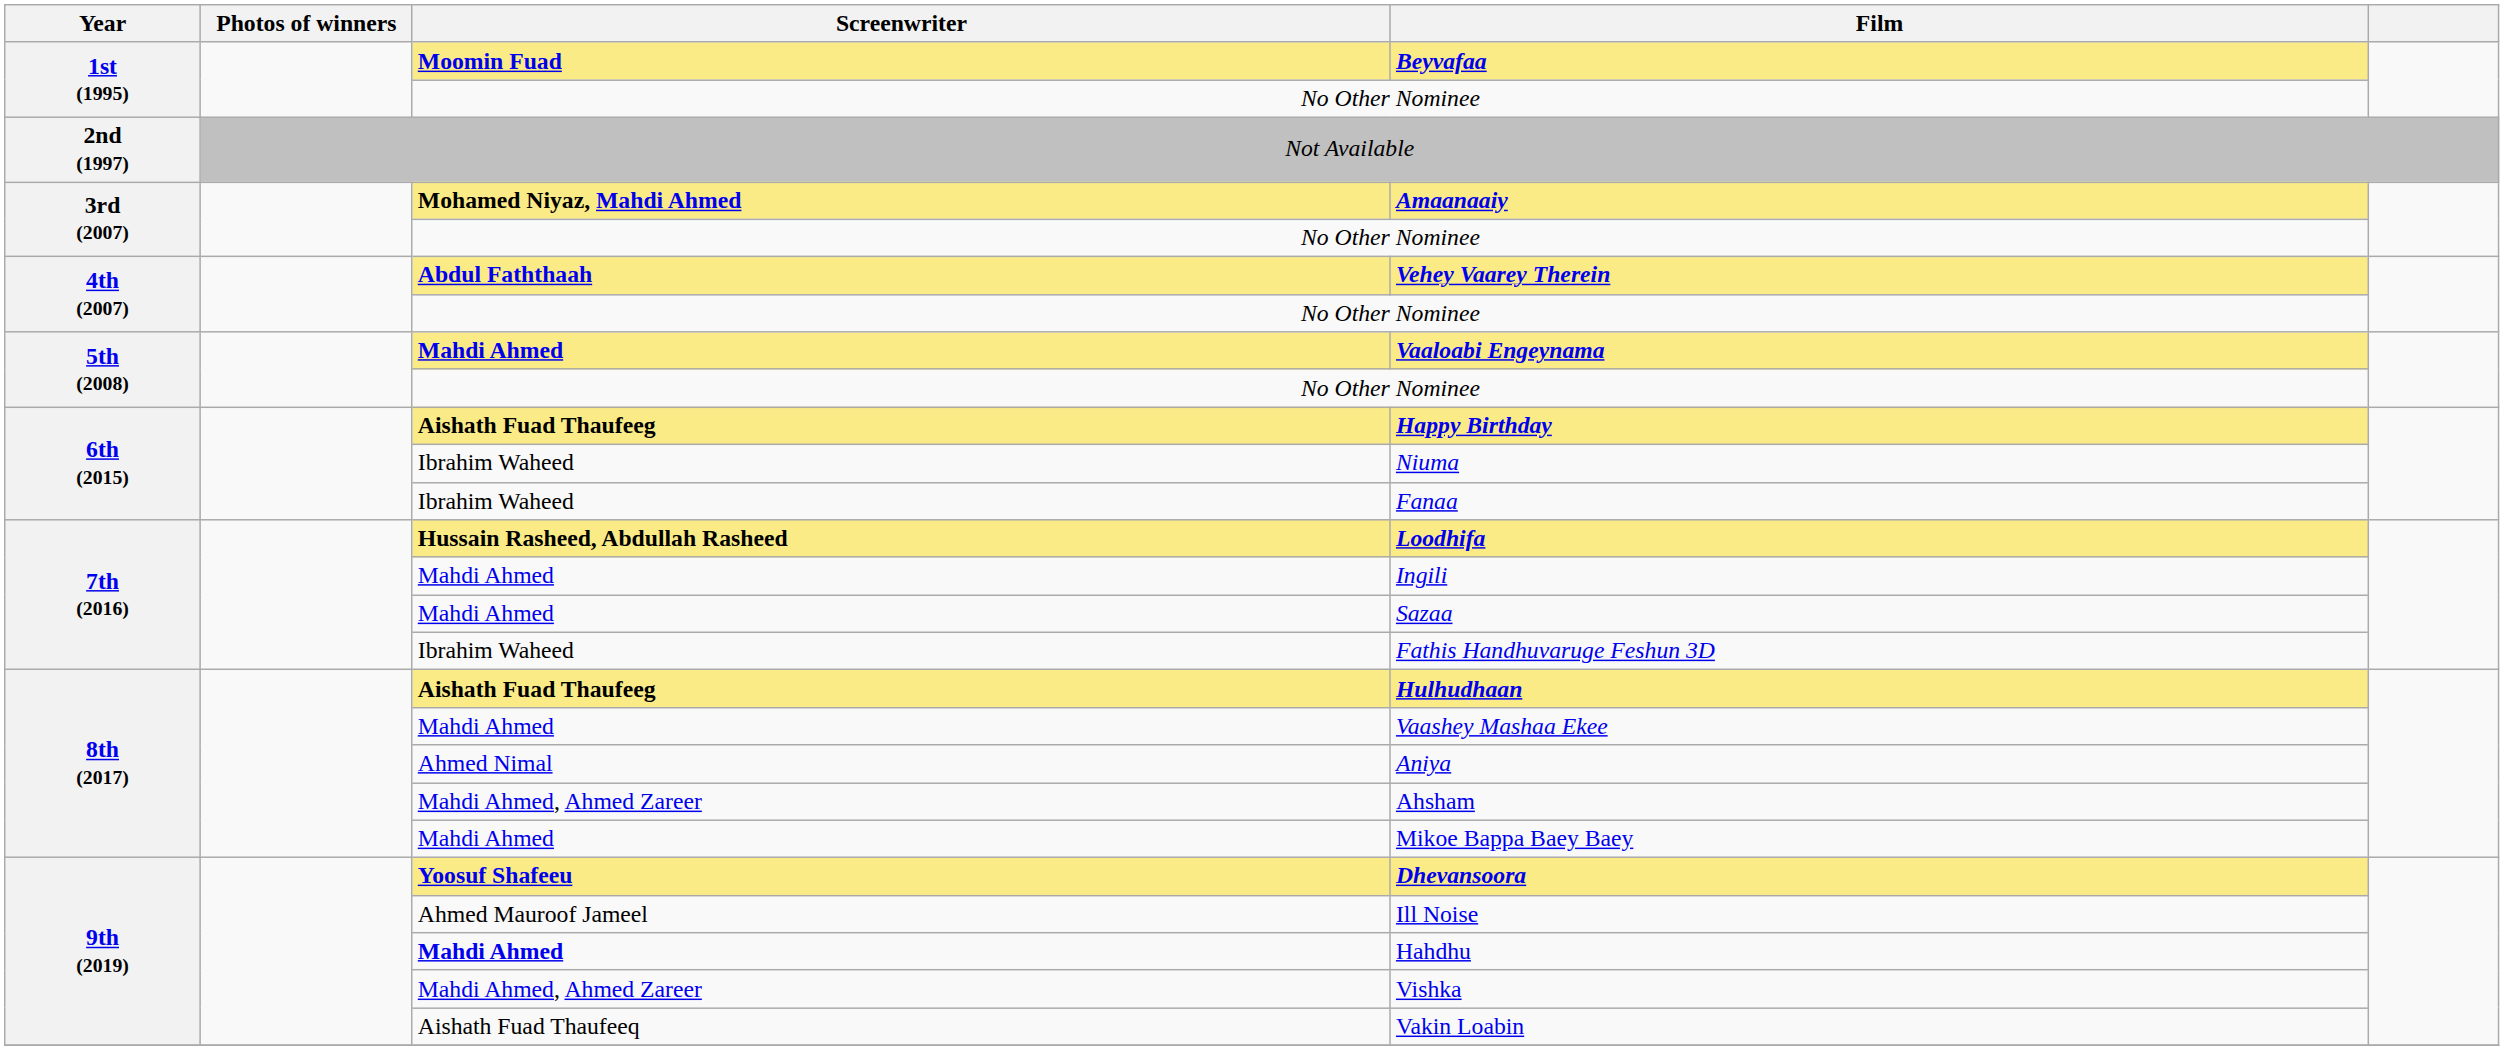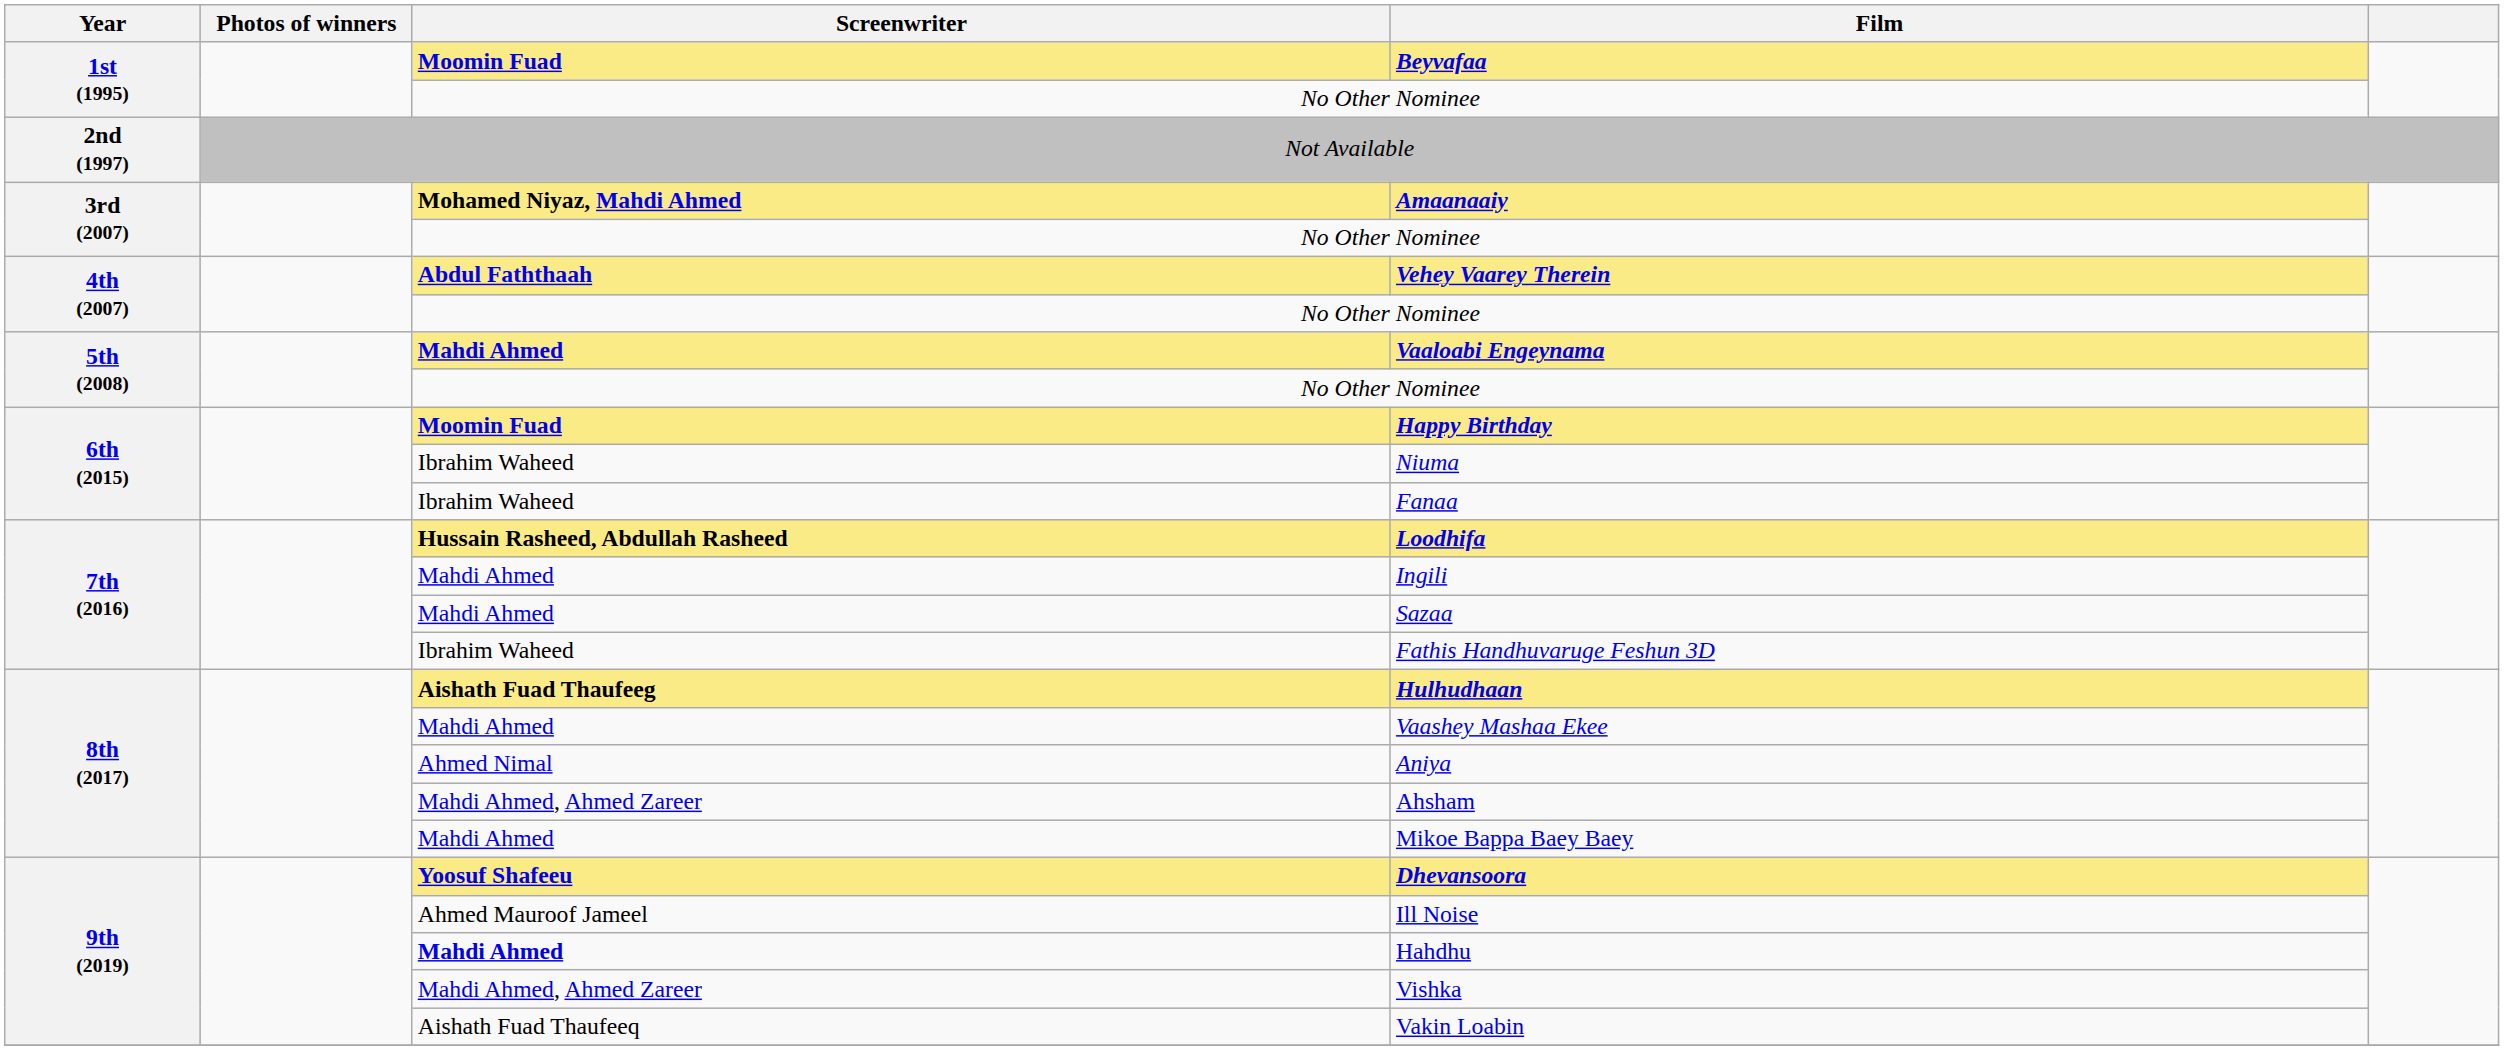(537, 425) Aishath Fuad Thaufeeg -> (490, 425) Moomin Fuad
